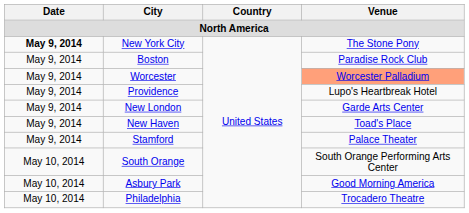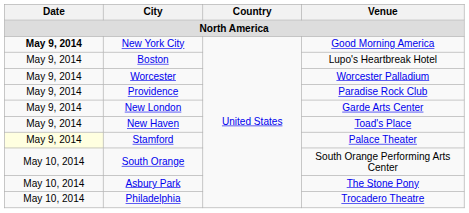(383, 44) The Stone Pony -> (383, 44) Good Morning America
(383, 60) Paradise Rock Club -> (383, 60) Lupo's Heartbreak Hotel
(383, 76) lightsalmon background -> (383, 76) no background
(383, 92) Lupo's Heartbreak Hotel -> (383, 92) Paradise Rock Club
(54, 140) no background -> (54, 140) lightyellow background
(383, 183) Good Morning America -> (383, 183) The Stone Pony
